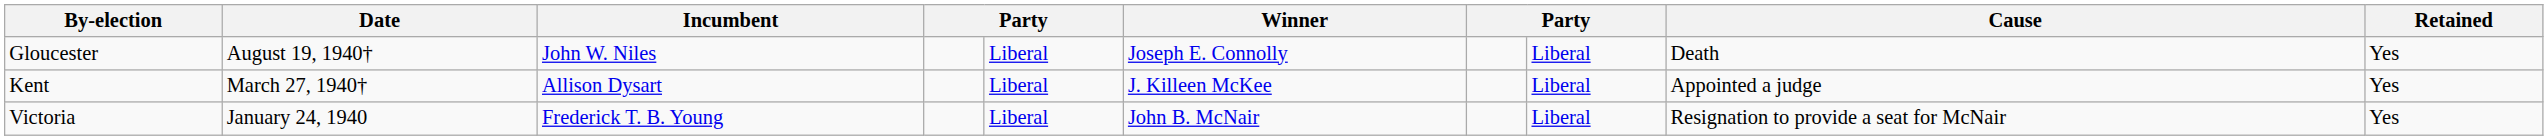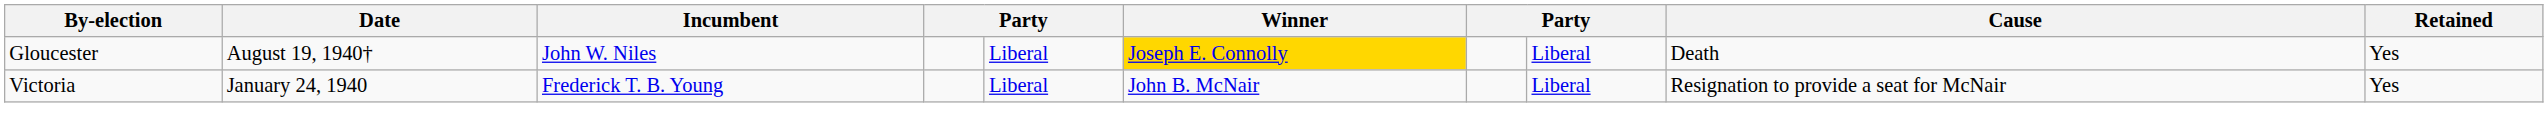(1208, 53) no background -> (1208, 53) gold background
- row: (29, 85)
